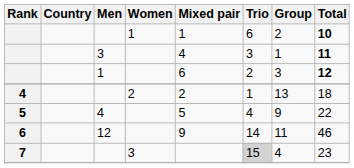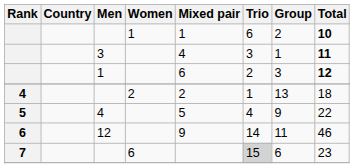(131, 152) 3 -> (131, 152) 6
(278, 152) 4 -> (278, 152) 6
